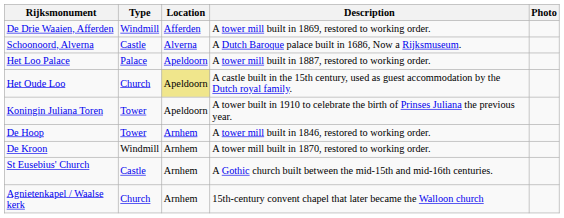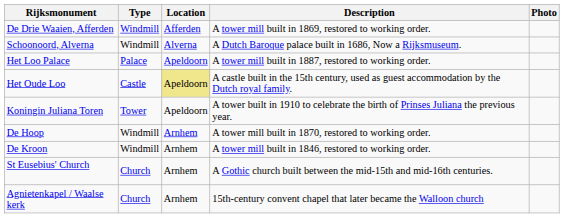(133, 45) Castle -> (140, 45) Windmill
(135, 83) Church -> (133, 83) Castle
(133, 133) Tower -> (140, 133) Windmill
(321, 133) A tower mill built in 1846, restored to working order. -> (321, 133) A tower mill built in 1870, restored to working order.
(321, 149) A tower mill built in 1870, restored to working order. -> (321, 149) A tower mill built in 1846, restored to working order.
(133, 171) Castle -> (135, 171) Church
